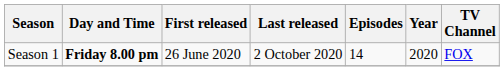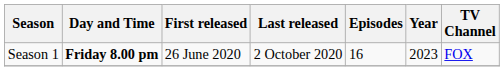(356, 54) 14 -> (356, 54) 16
(424, 54) 2020 -> (424, 54) 2023
